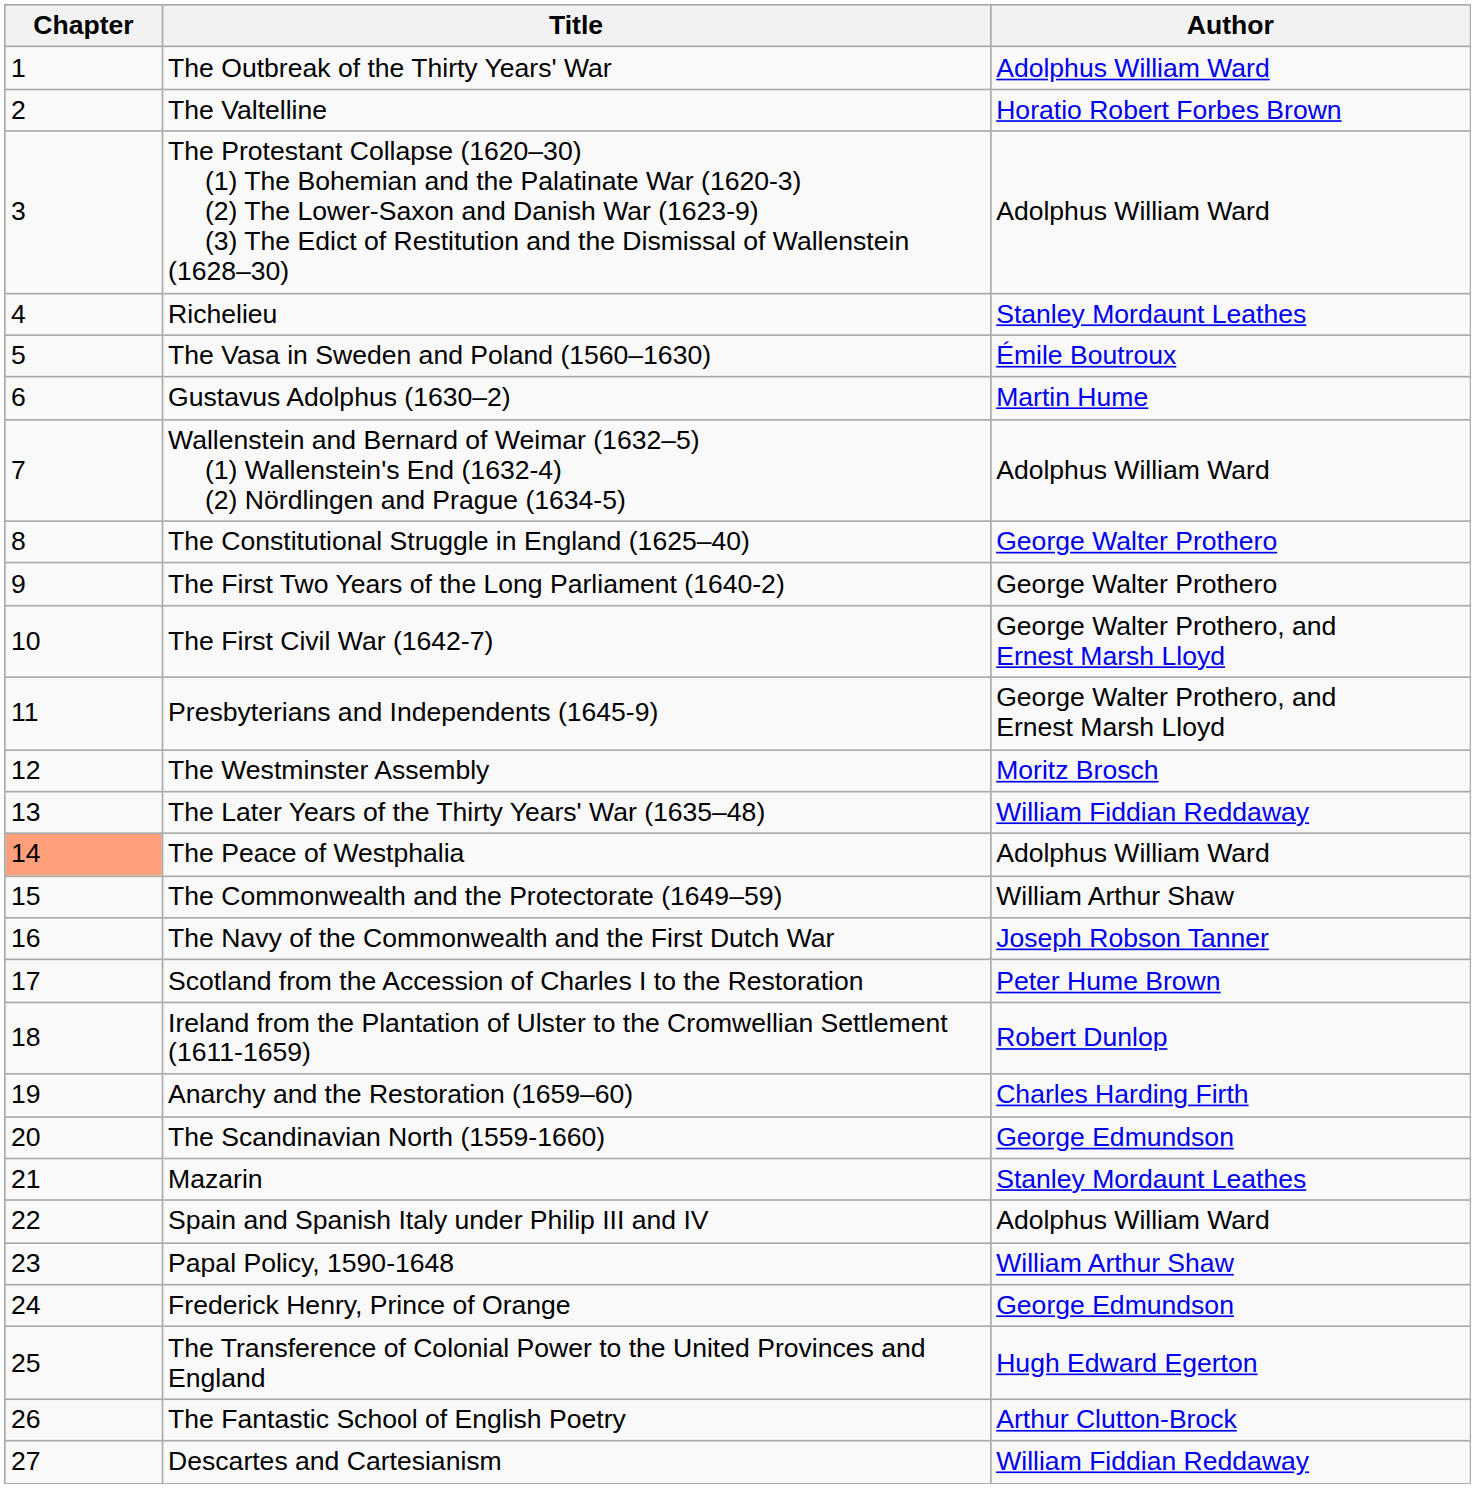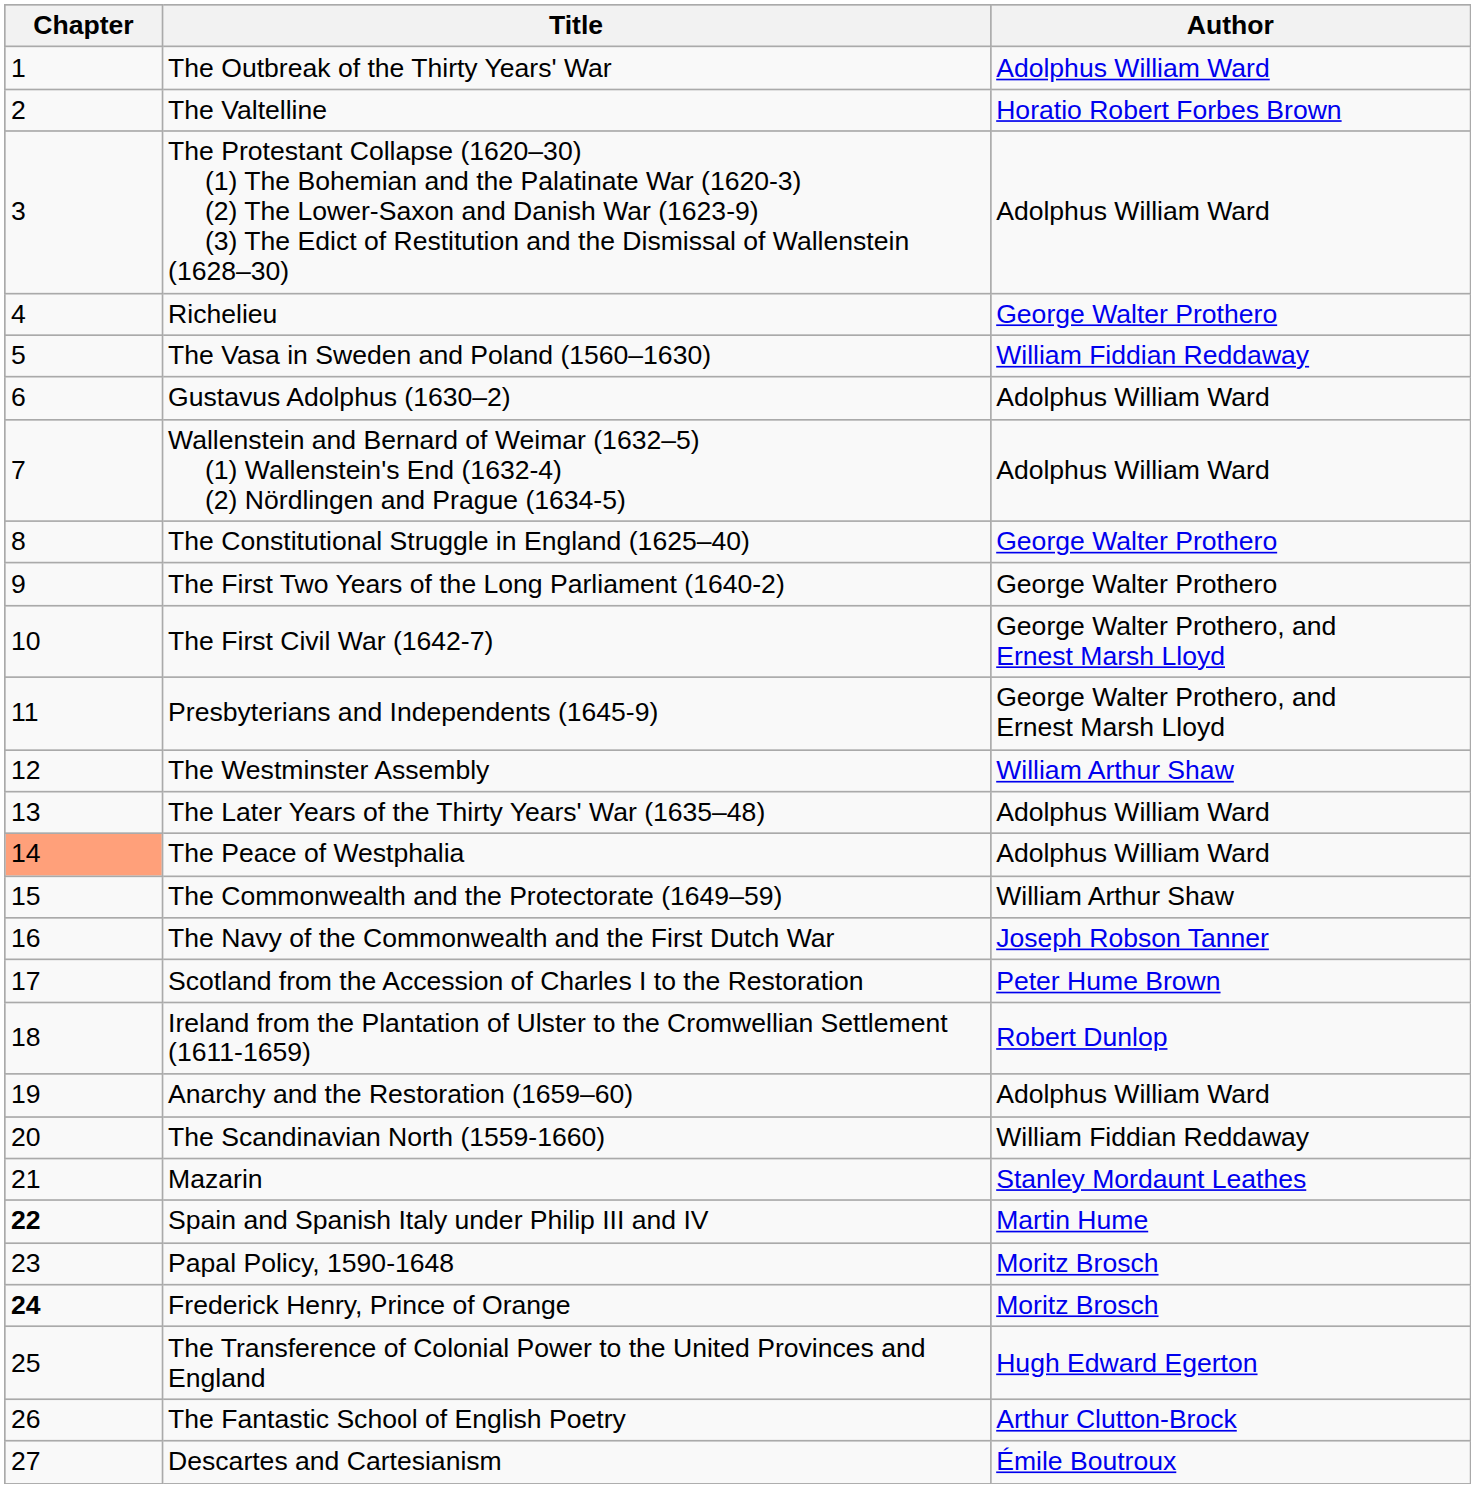(1151, 313) Stanley Mordaunt Leathes -> (1137, 313) George Walter Prothero
(1086, 355) Émile Boutroux -> (1153, 355) William Fiddian Reddaway
(1072, 397) Martin Hume -> (1133, 397) Adolphus William Ward
(1077, 770) Moritz Brosch -> (1115, 770) William Arthur Shaw
(1153, 812) William Fiddian Reddaway -> (1133, 812) Adolphus William Ward
(1122, 1094) Charles Harding Firth -> (1133, 1094) Adolphus William Ward
(1115, 1136) George Edmundson -> (1153, 1136) William Fiddian Reddaway
(26, 1221) normal -> (26, 1221) bold
(1133, 1221) Adolphus William Ward -> (1072, 1221) Martin Hume
(1115, 1263) William Arthur Shaw -> (1077, 1263) Moritz Brosch
(26, 1305) normal -> (26, 1305) bold
(1115, 1305) George Edmundson -> (1077, 1305) Moritz Brosch
(1153, 1461) William Fiddian Reddaway -> (1086, 1461) Émile Boutroux
